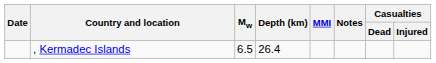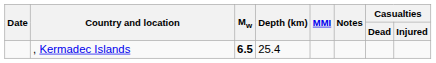(245, 49) normal -> (245, 49) bold
(269, 49) 26.4 -> (269, 49) 25.4
